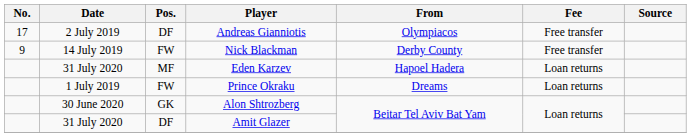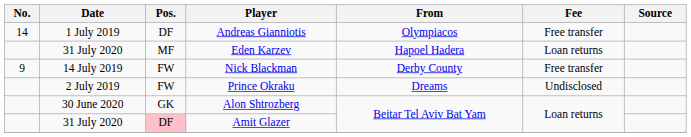(22, 31) 17 -> (22, 31) 14
(93, 31) 2 July 2019 -> (93, 31) 1 July 2019
rows swapped: (261, 50) <-> (261, 68)
(93, 86) 1 July 2019 -> (93, 86) 2 July 2019
(574, 86) Loan returns -> (574, 86) Undisclosed
(166, 123) no background -> (166, 123) pink background
